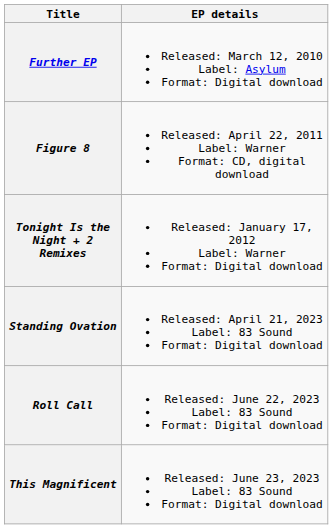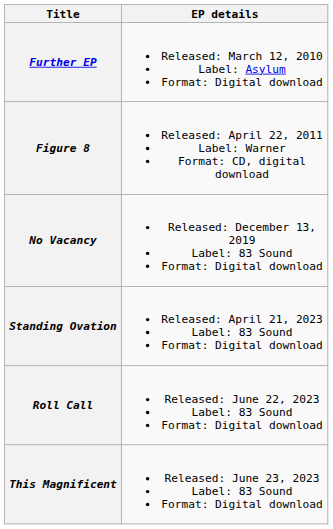- row: (63, 240)
+ row: (63, 240)
